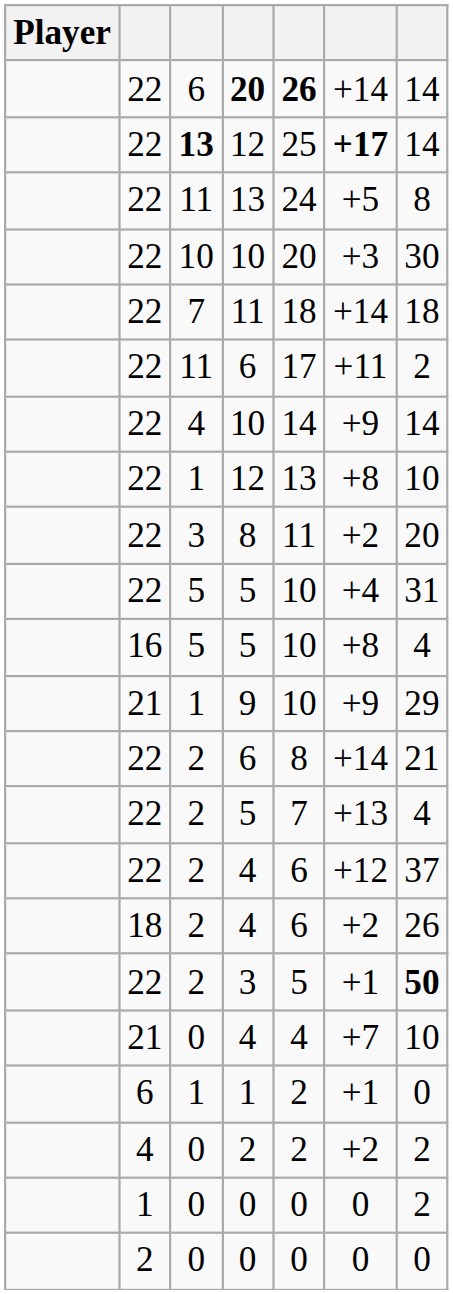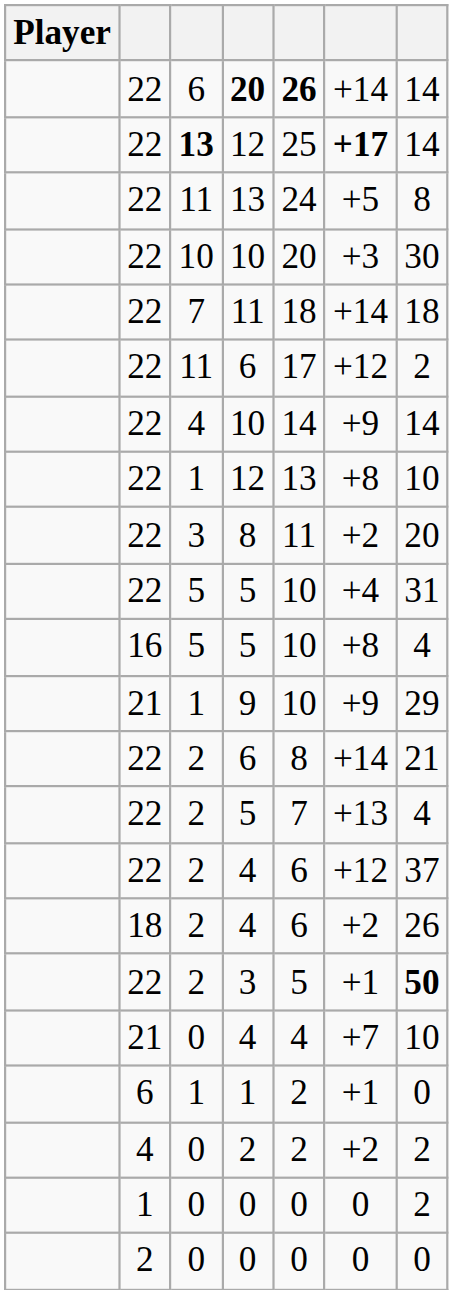(361, 367) +11 -> (361, 367) +12
